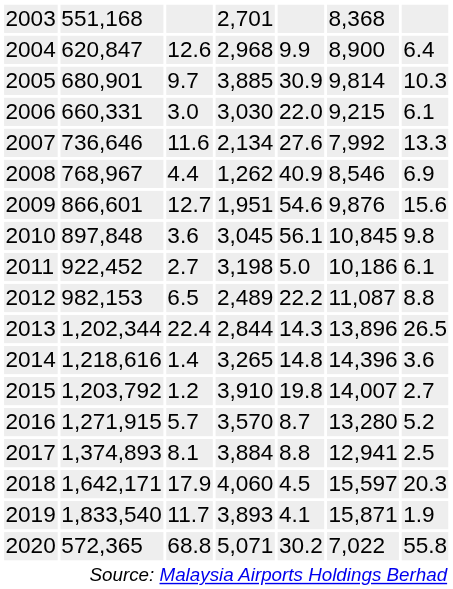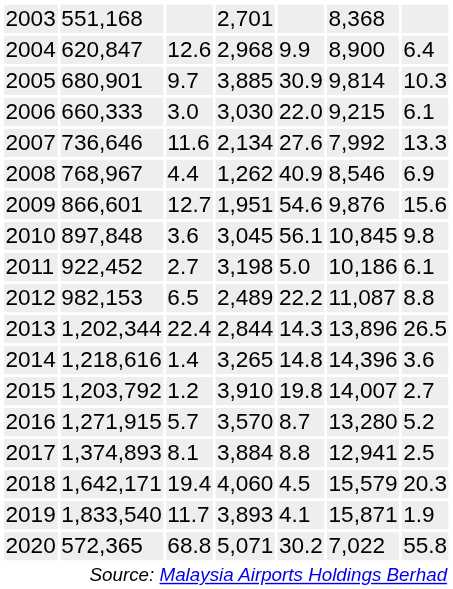(102, 111) 660,331 -> (102, 111) 660,333
(189, 483) 17.9 -> (189, 483) 19.4
(363, 483) 15,597 -> (363, 483) 15,579
